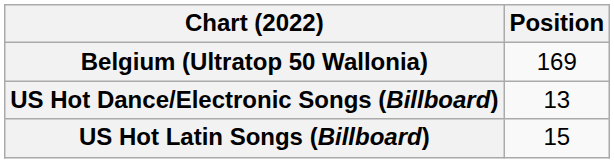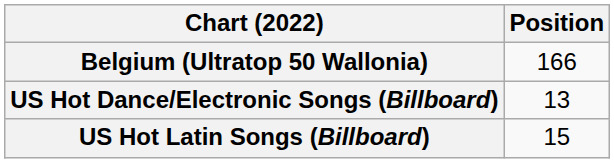(557, 61) 169 -> (557, 61) 166
